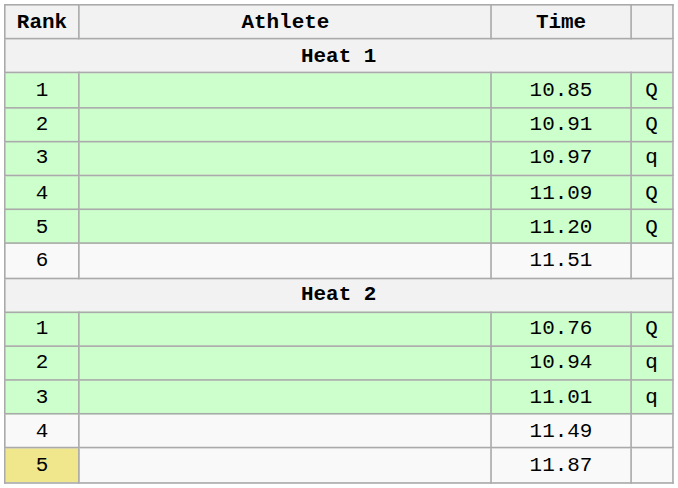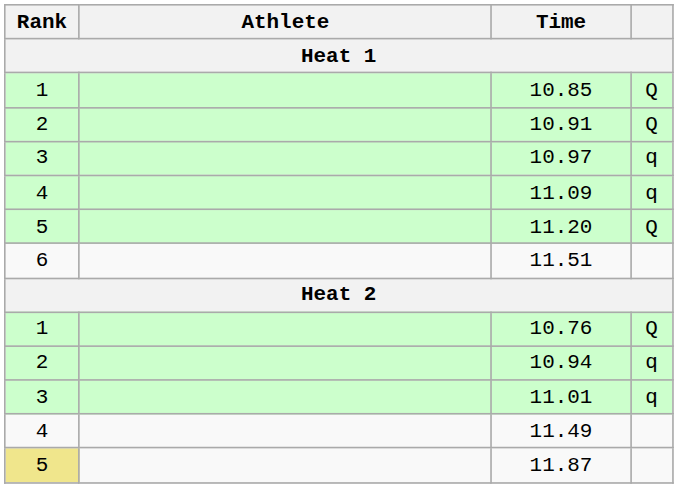(651, 192) Q -> (651, 192) q
